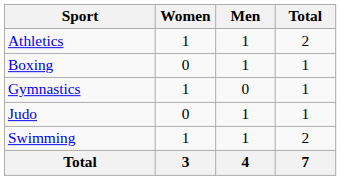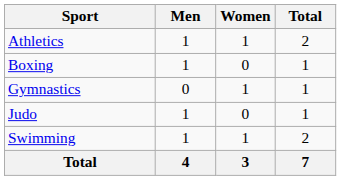columns swapped: (245, 16) <-> (185, 16)
